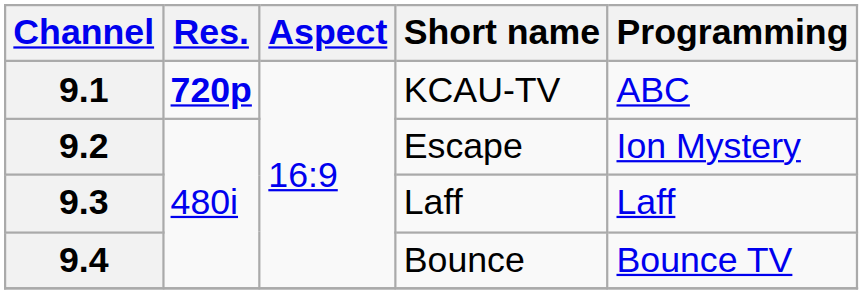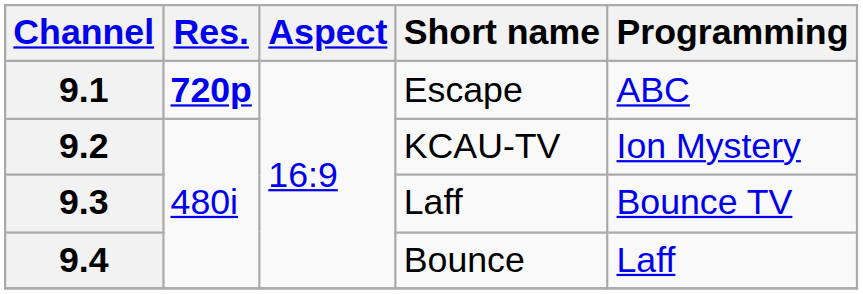(482, 89) KCAU-TV -> (463, 89) Escape
(463, 145) Escape -> (482, 145) KCAU-TV
(646, 202) Laff -> (704, 202) Bounce TV
(704, 259) Bounce TV -> (646, 259) Laff
